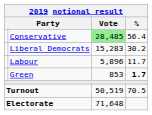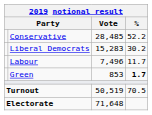(109, 36) lightgreen background -> (109, 36) no background
(137, 36) 56.4 -> (137, 36) 52.2
(112, 62) 5,896 -> (112, 62) 7,496
